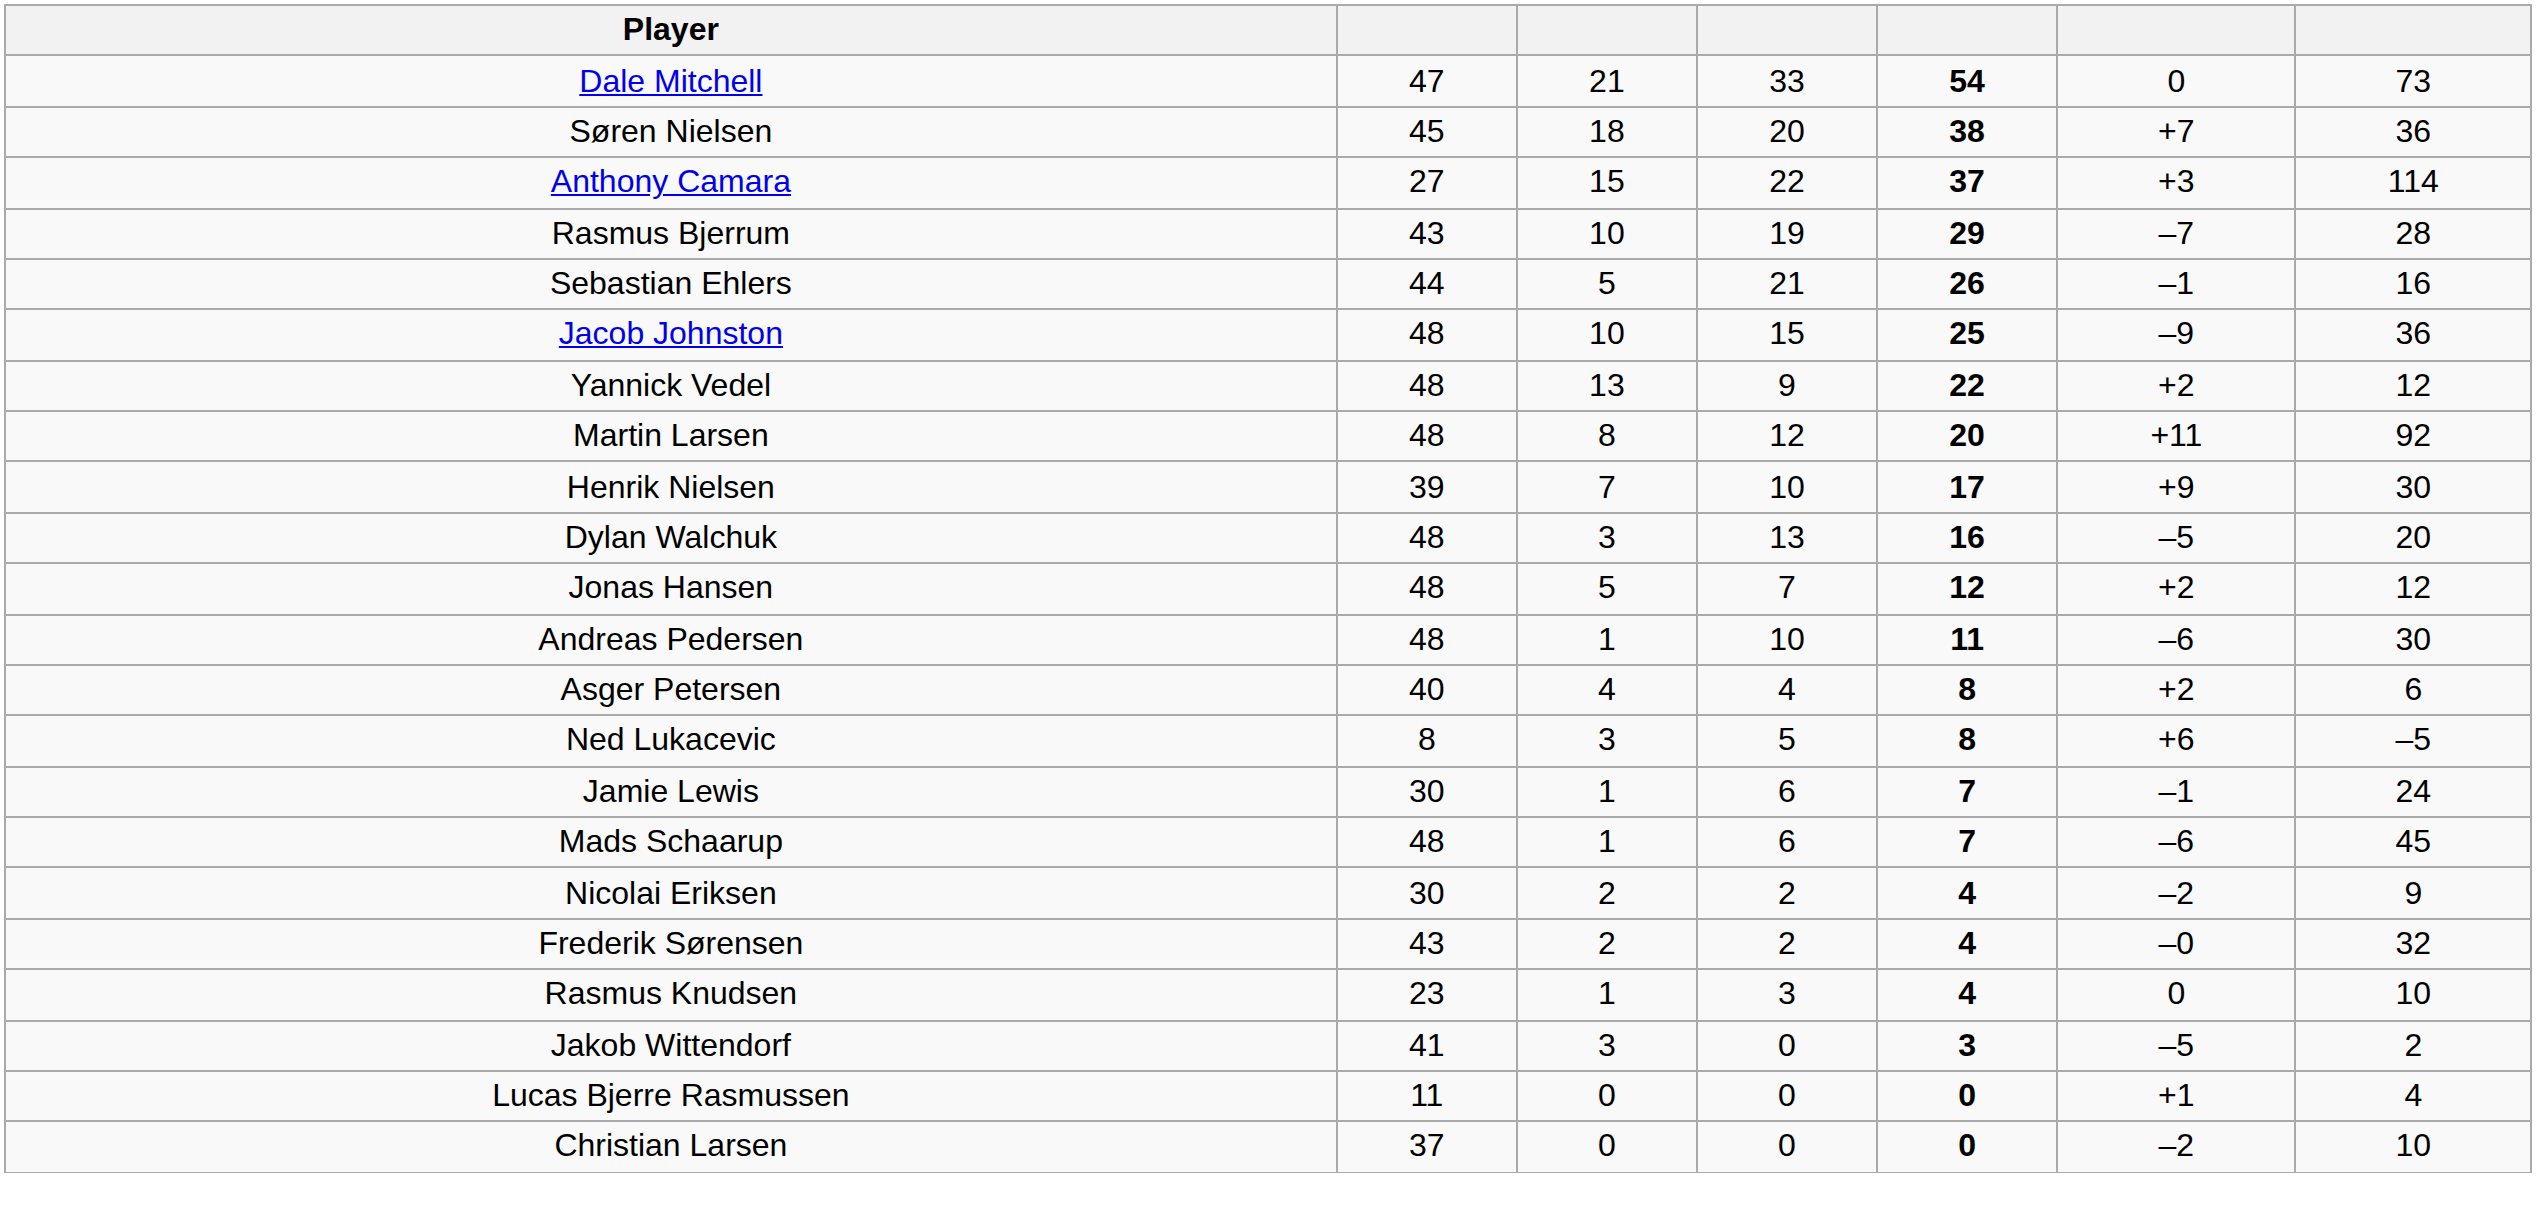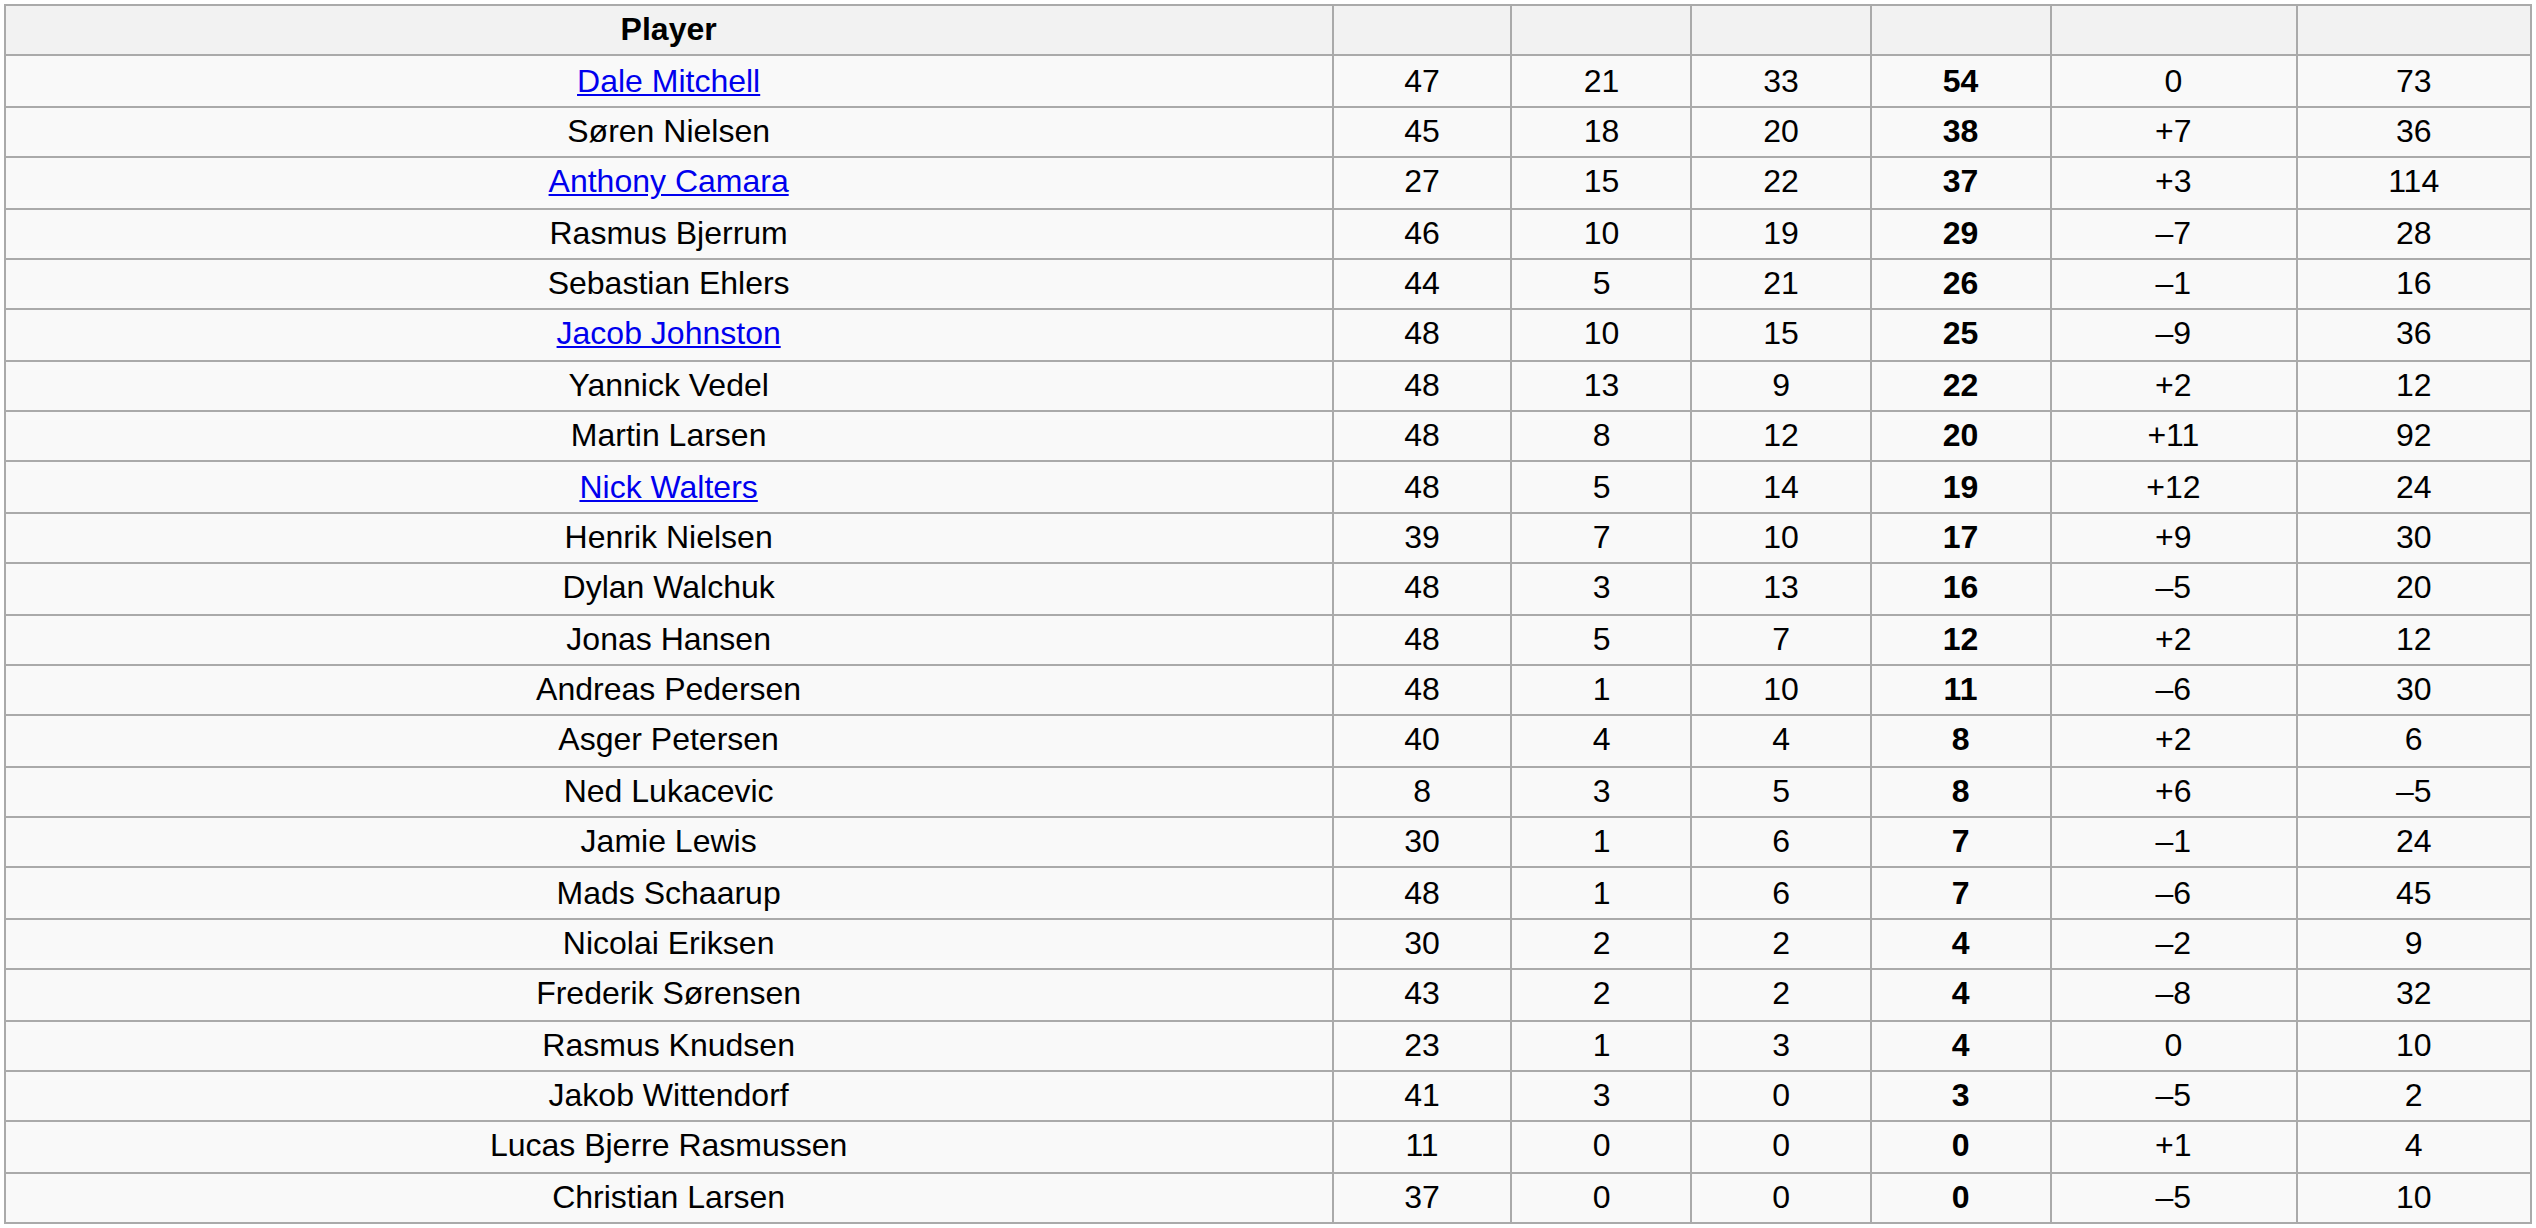(1427, 232) 43 -> (1422, 232) 46
+ row: (669, 486)
(2176, 943) –0 -> (2173, 994) –8
(2176, 1146) –2 -> (2173, 1197) –5
